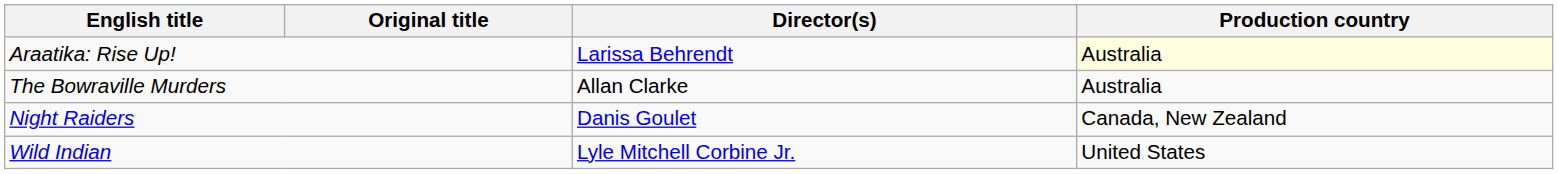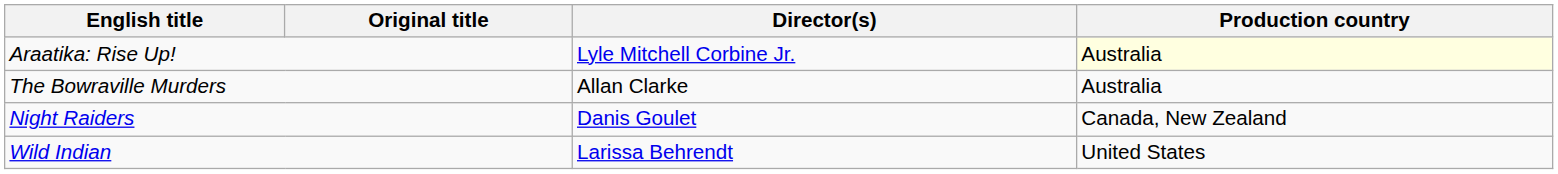(655, 53) Larissa Behrendt -> (686, 53) Lyle Mitchell Corbine Jr.
(686, 151) Lyle Mitchell Corbine Jr. -> (655, 151) Larissa Behrendt
